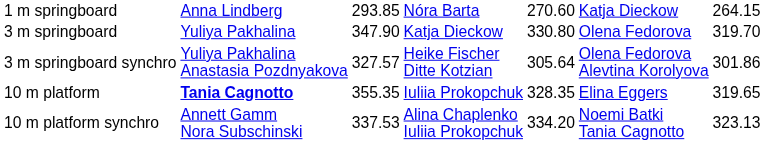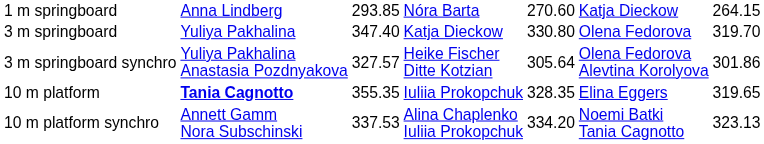(376, 32) 347.90 -> (376, 32) 347.40
